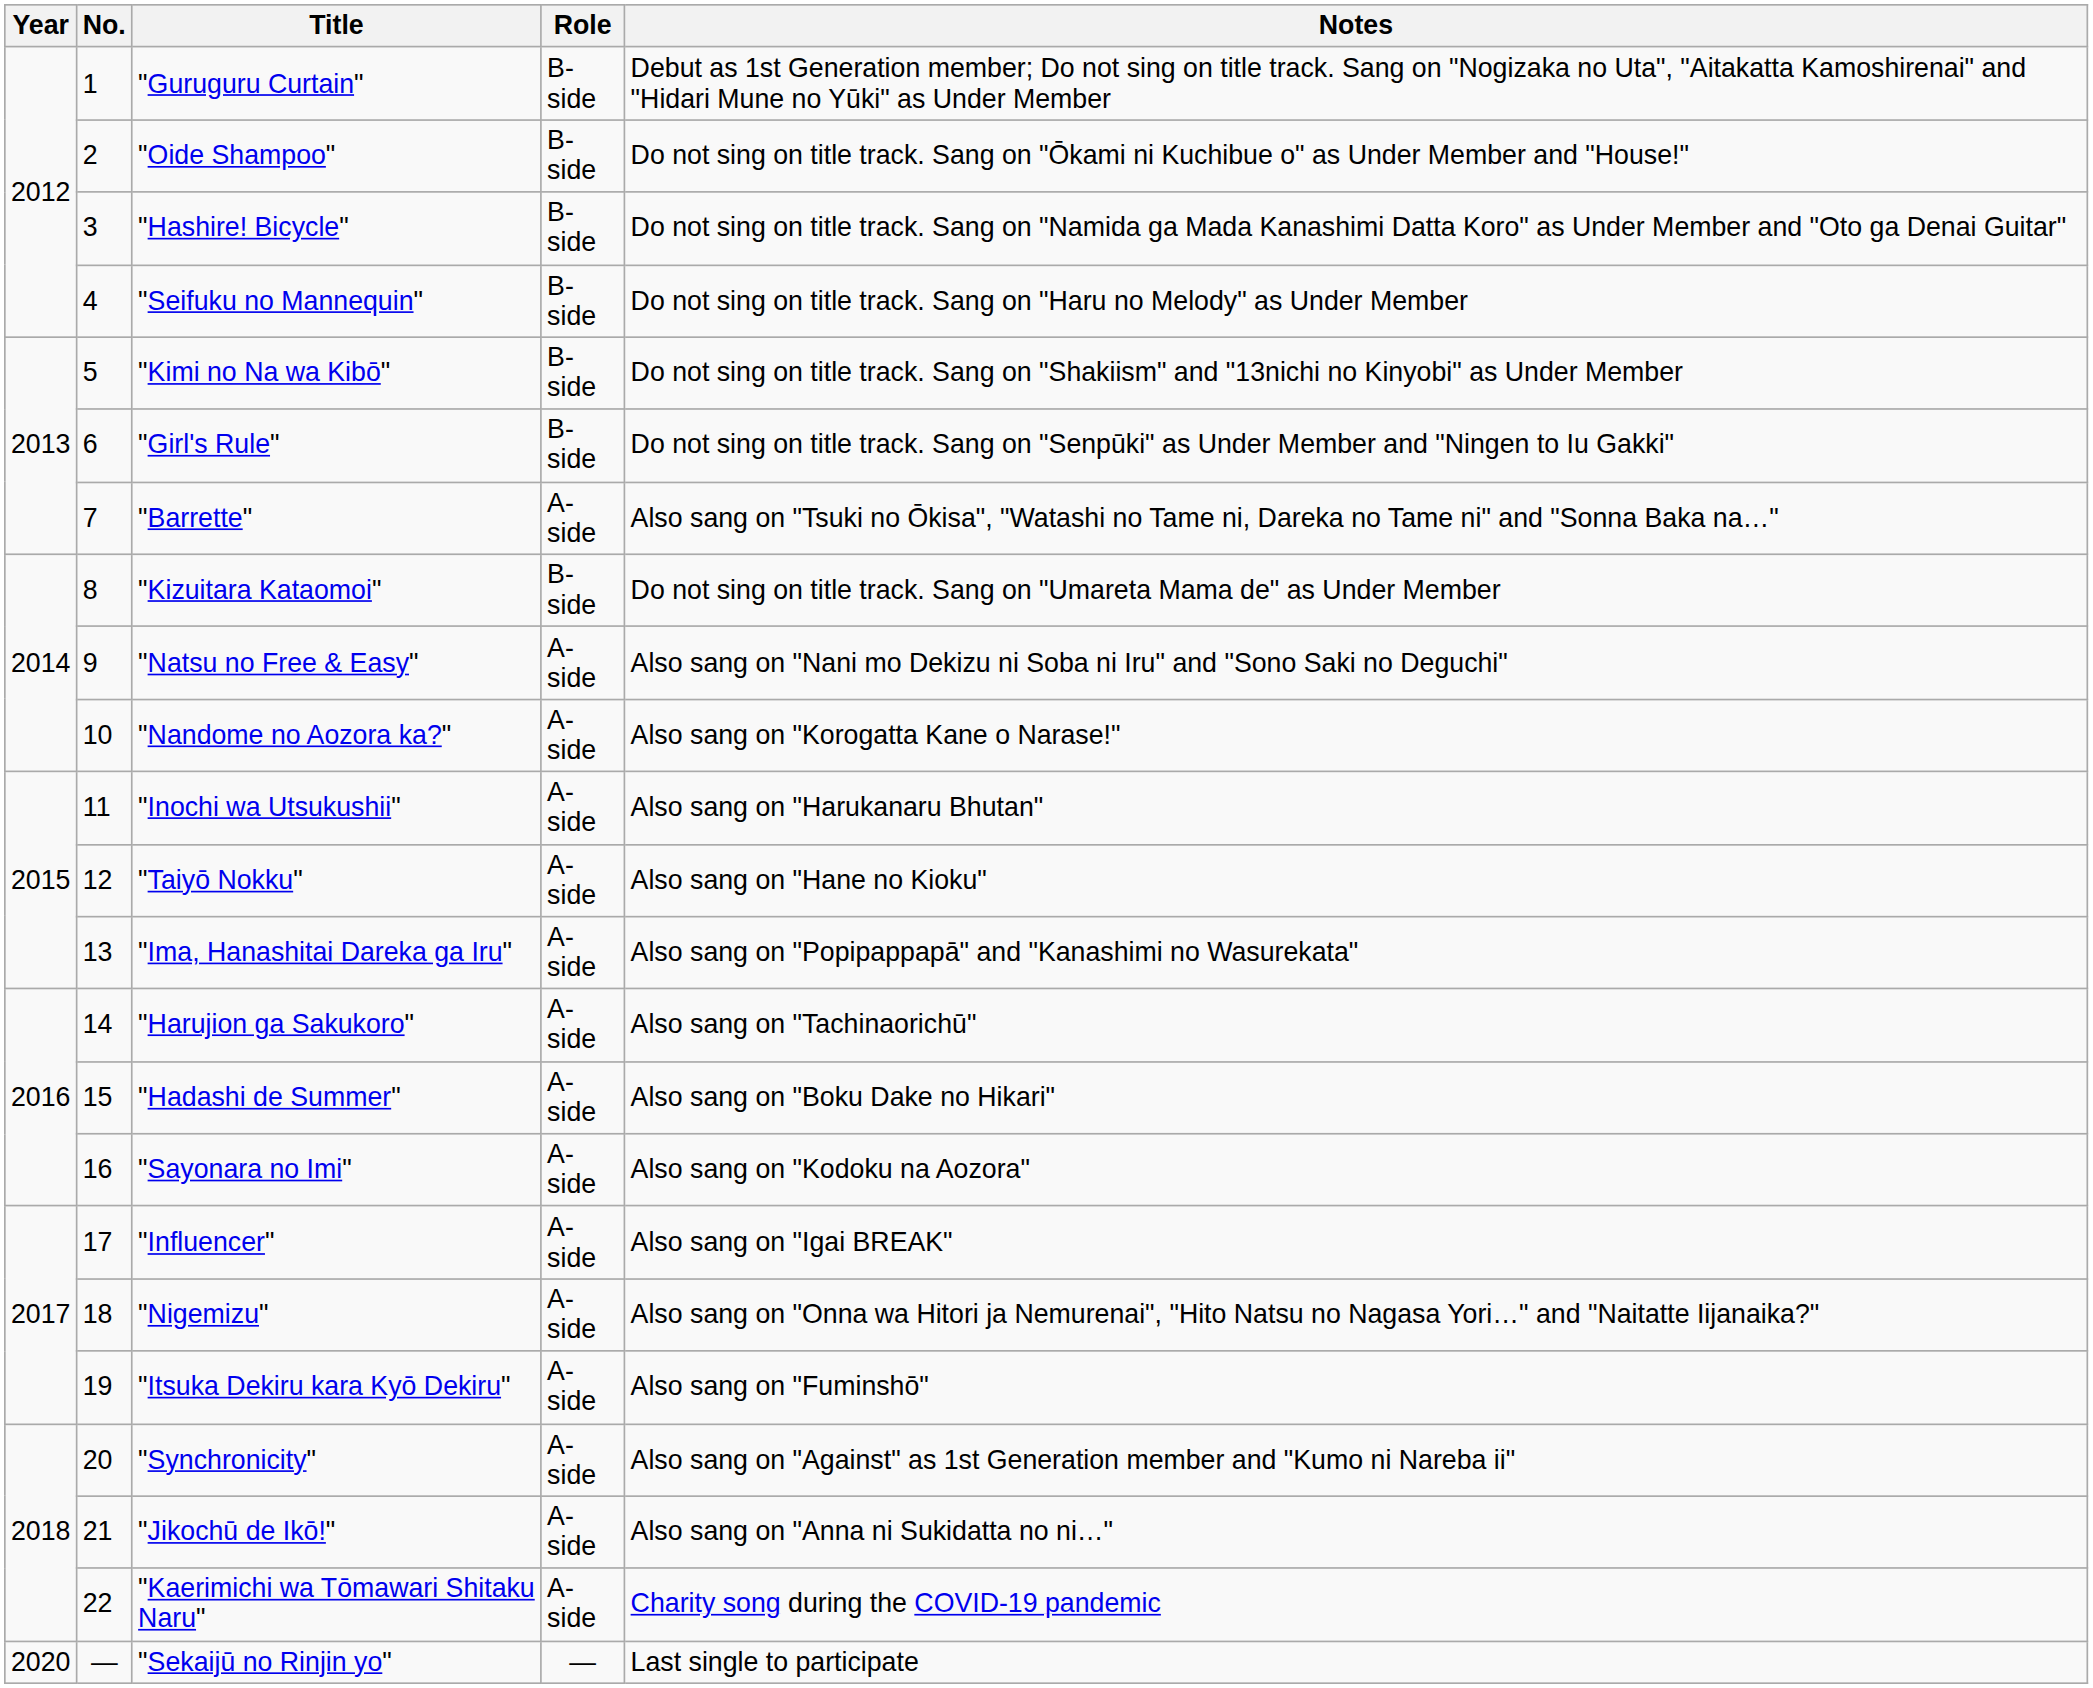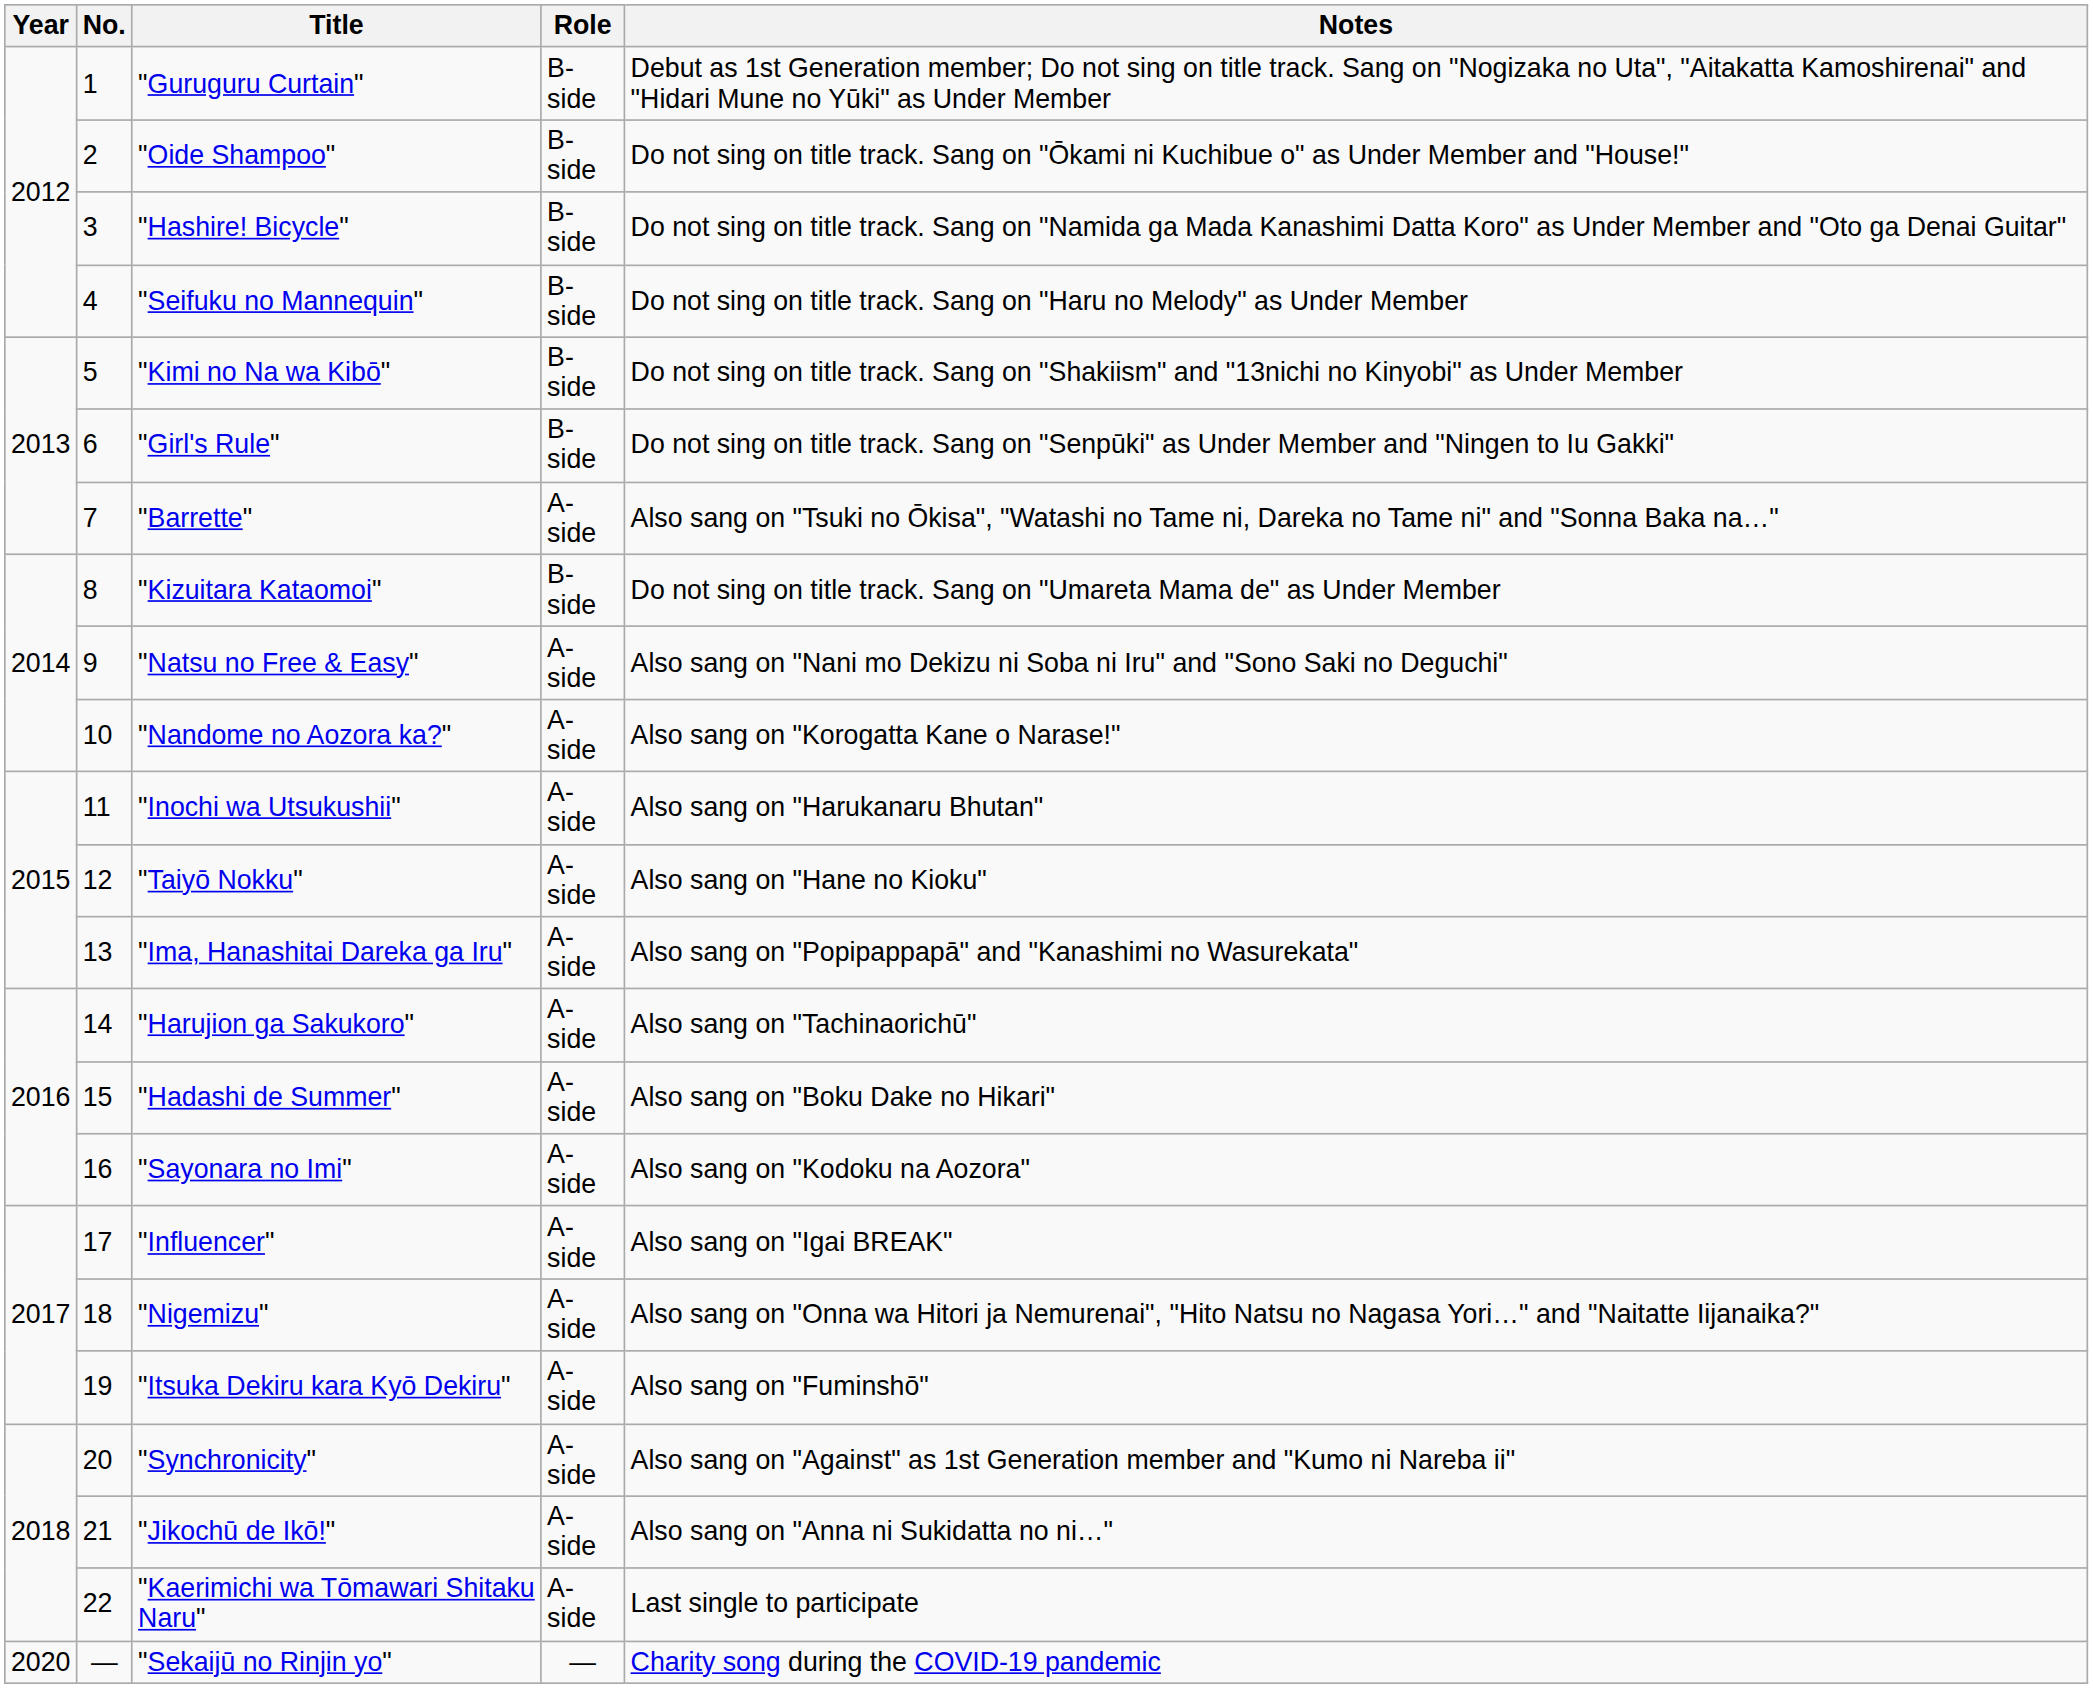(896, 1604) Charity song during the COVID-19 pandemic -> (775, 1604) Last single to participate
(775, 1661) Last single to participate -> (896, 1661) Charity song during the COVID-19 pandemic
